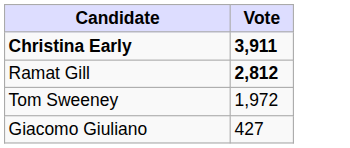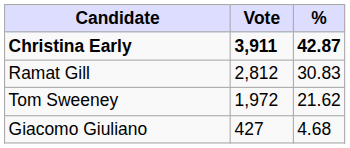+ column: (319, 18)
(256, 73) bold -> (256, 73) normal
